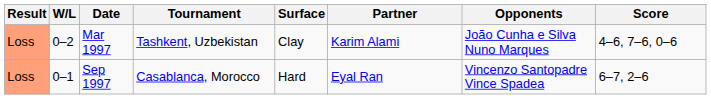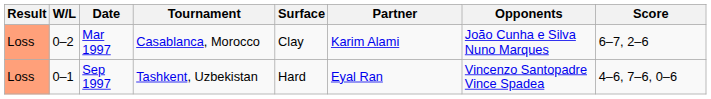(197, 42) Tashkent, Uzbekistan -> (198, 42) Casablanca, Morocco
(638, 42) 4–6, 7–6, 0–6 -> (624, 42) 6–7, 2–6
(198, 76) Casablanca, Morocco -> (197, 76) Tashkent, Uzbekistan
(624, 76) 6–7, 2–6 -> (638, 76) 4–6, 7–6, 0–6
